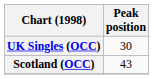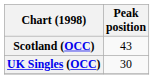rows swapped: (54, 64) <-> (54, 45)
